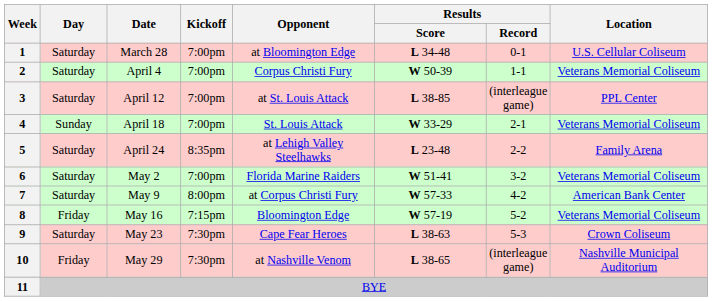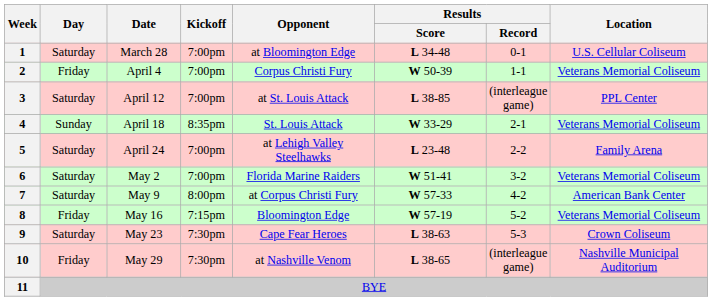(74, 71) Saturday -> (74, 71) Friday
(206, 124) 7:00pm -> (206, 124) 8:35pm
(206, 150) 8:35pm -> (206, 150) 7:00pm
